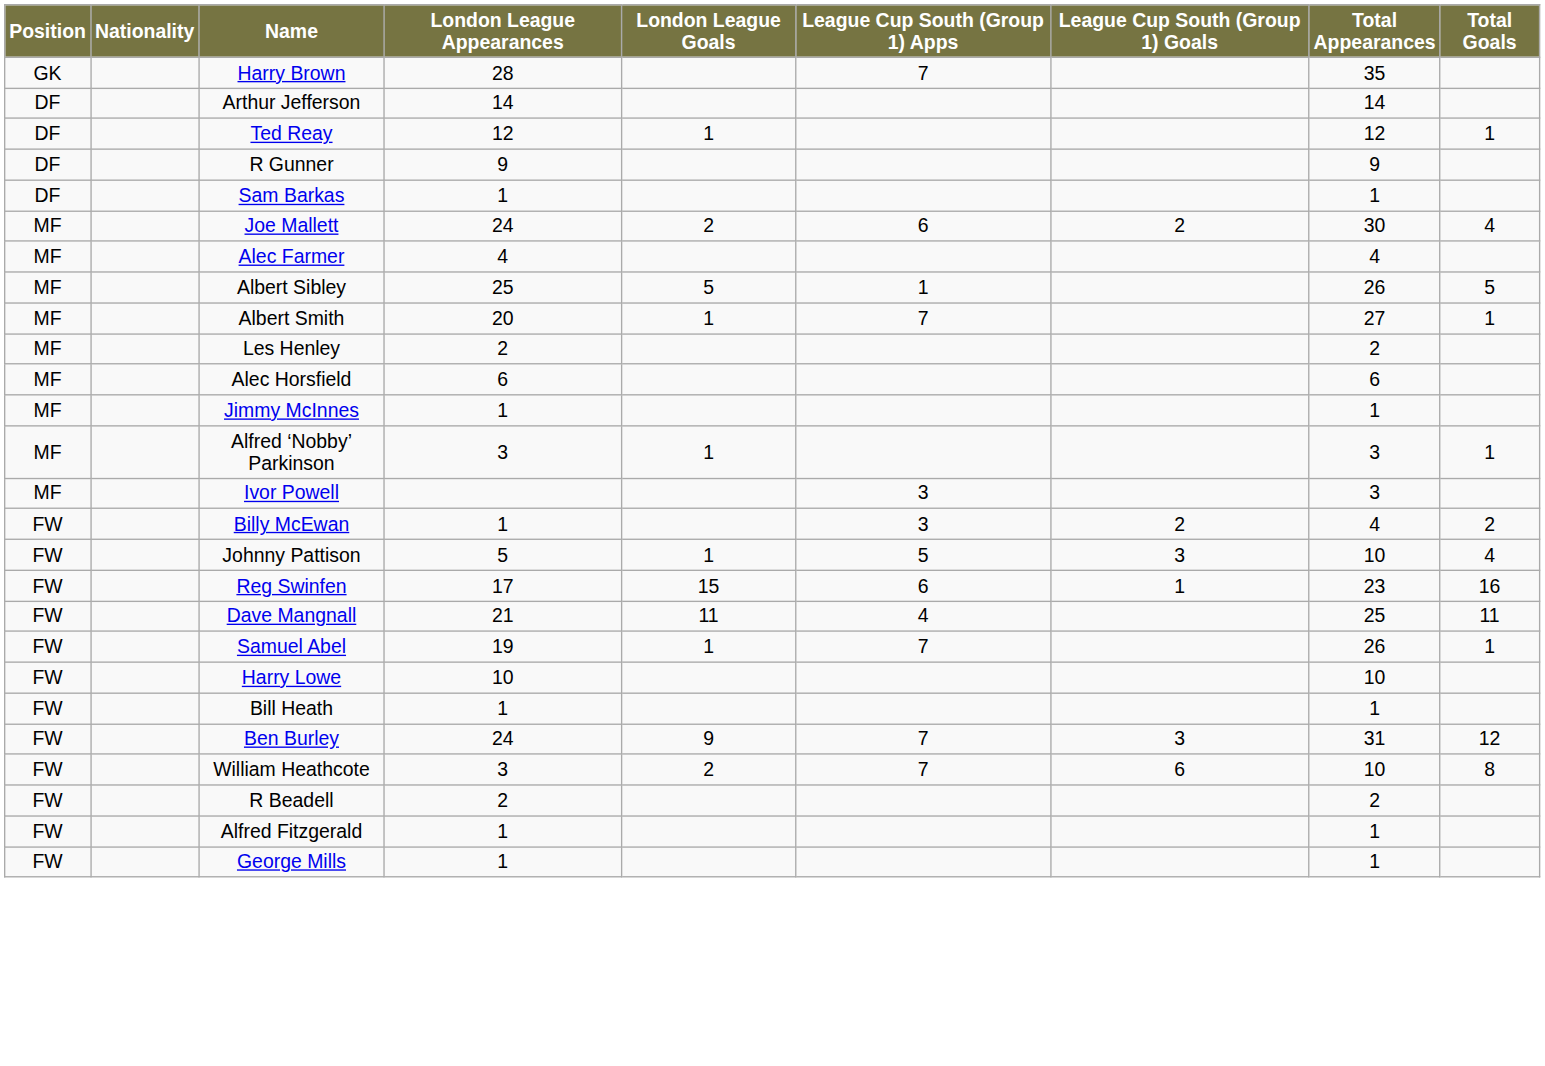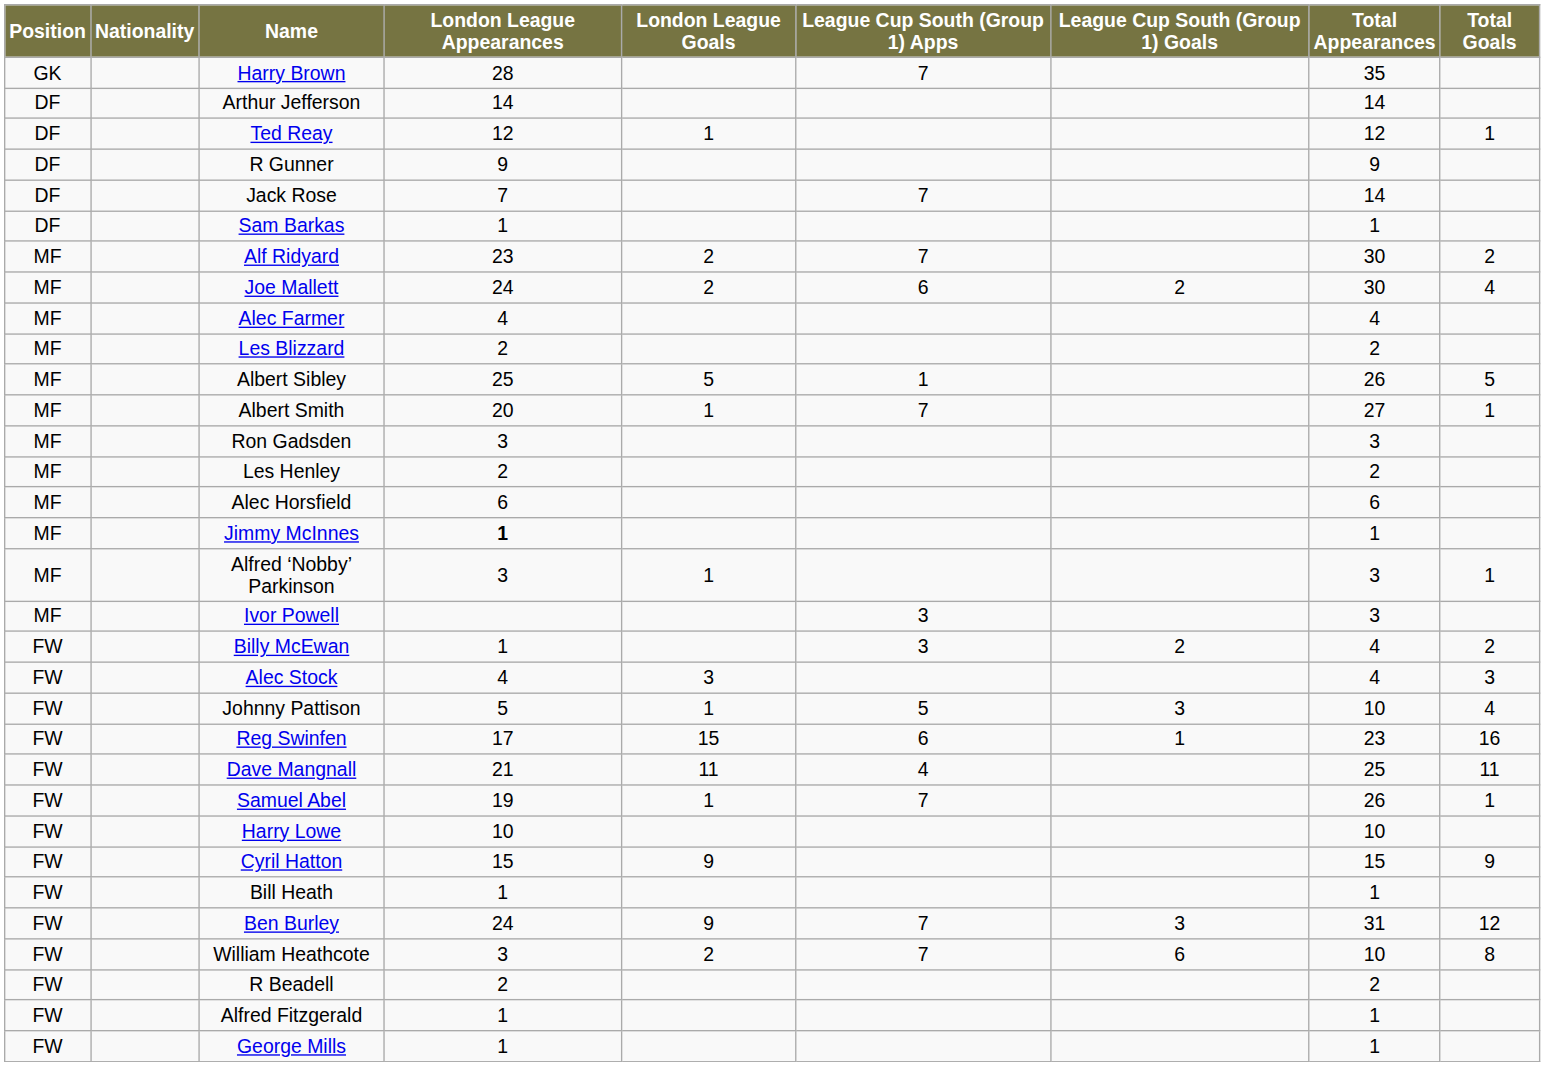+ row: (291, 196)
+ row: (291, 257)
+ row: (291, 349)
+ row: (291, 441)
(503, 411) normal -> (503, 533) bold
+ row: (291, 678)
+ row: (291, 862)
